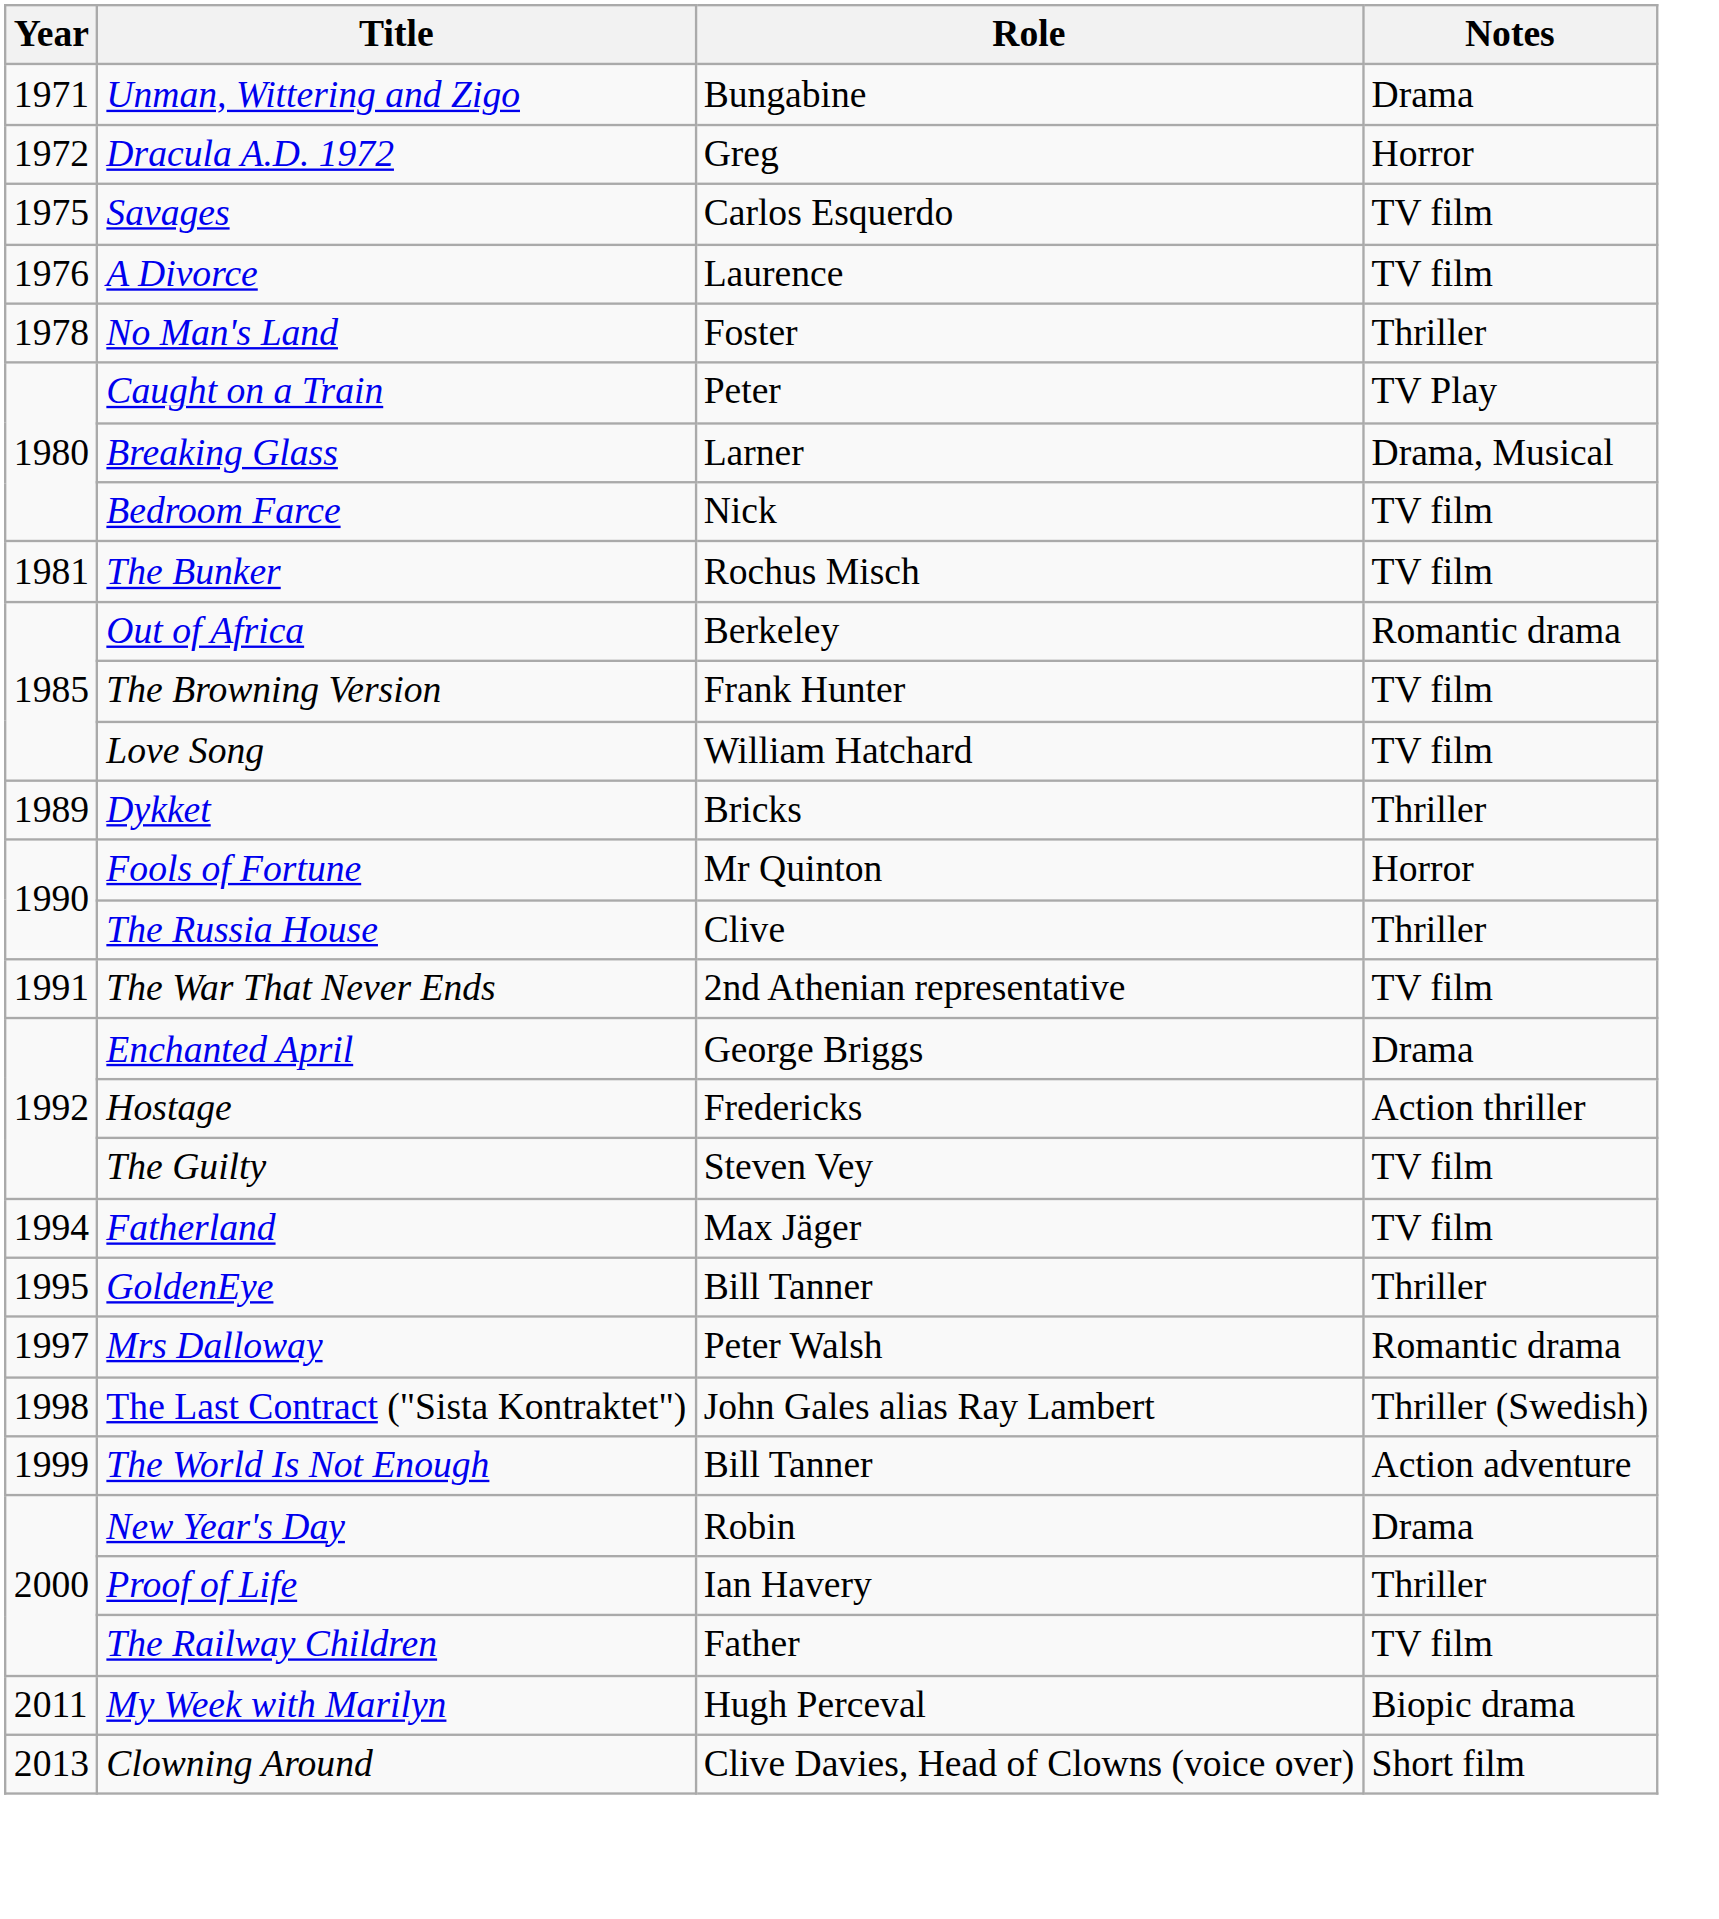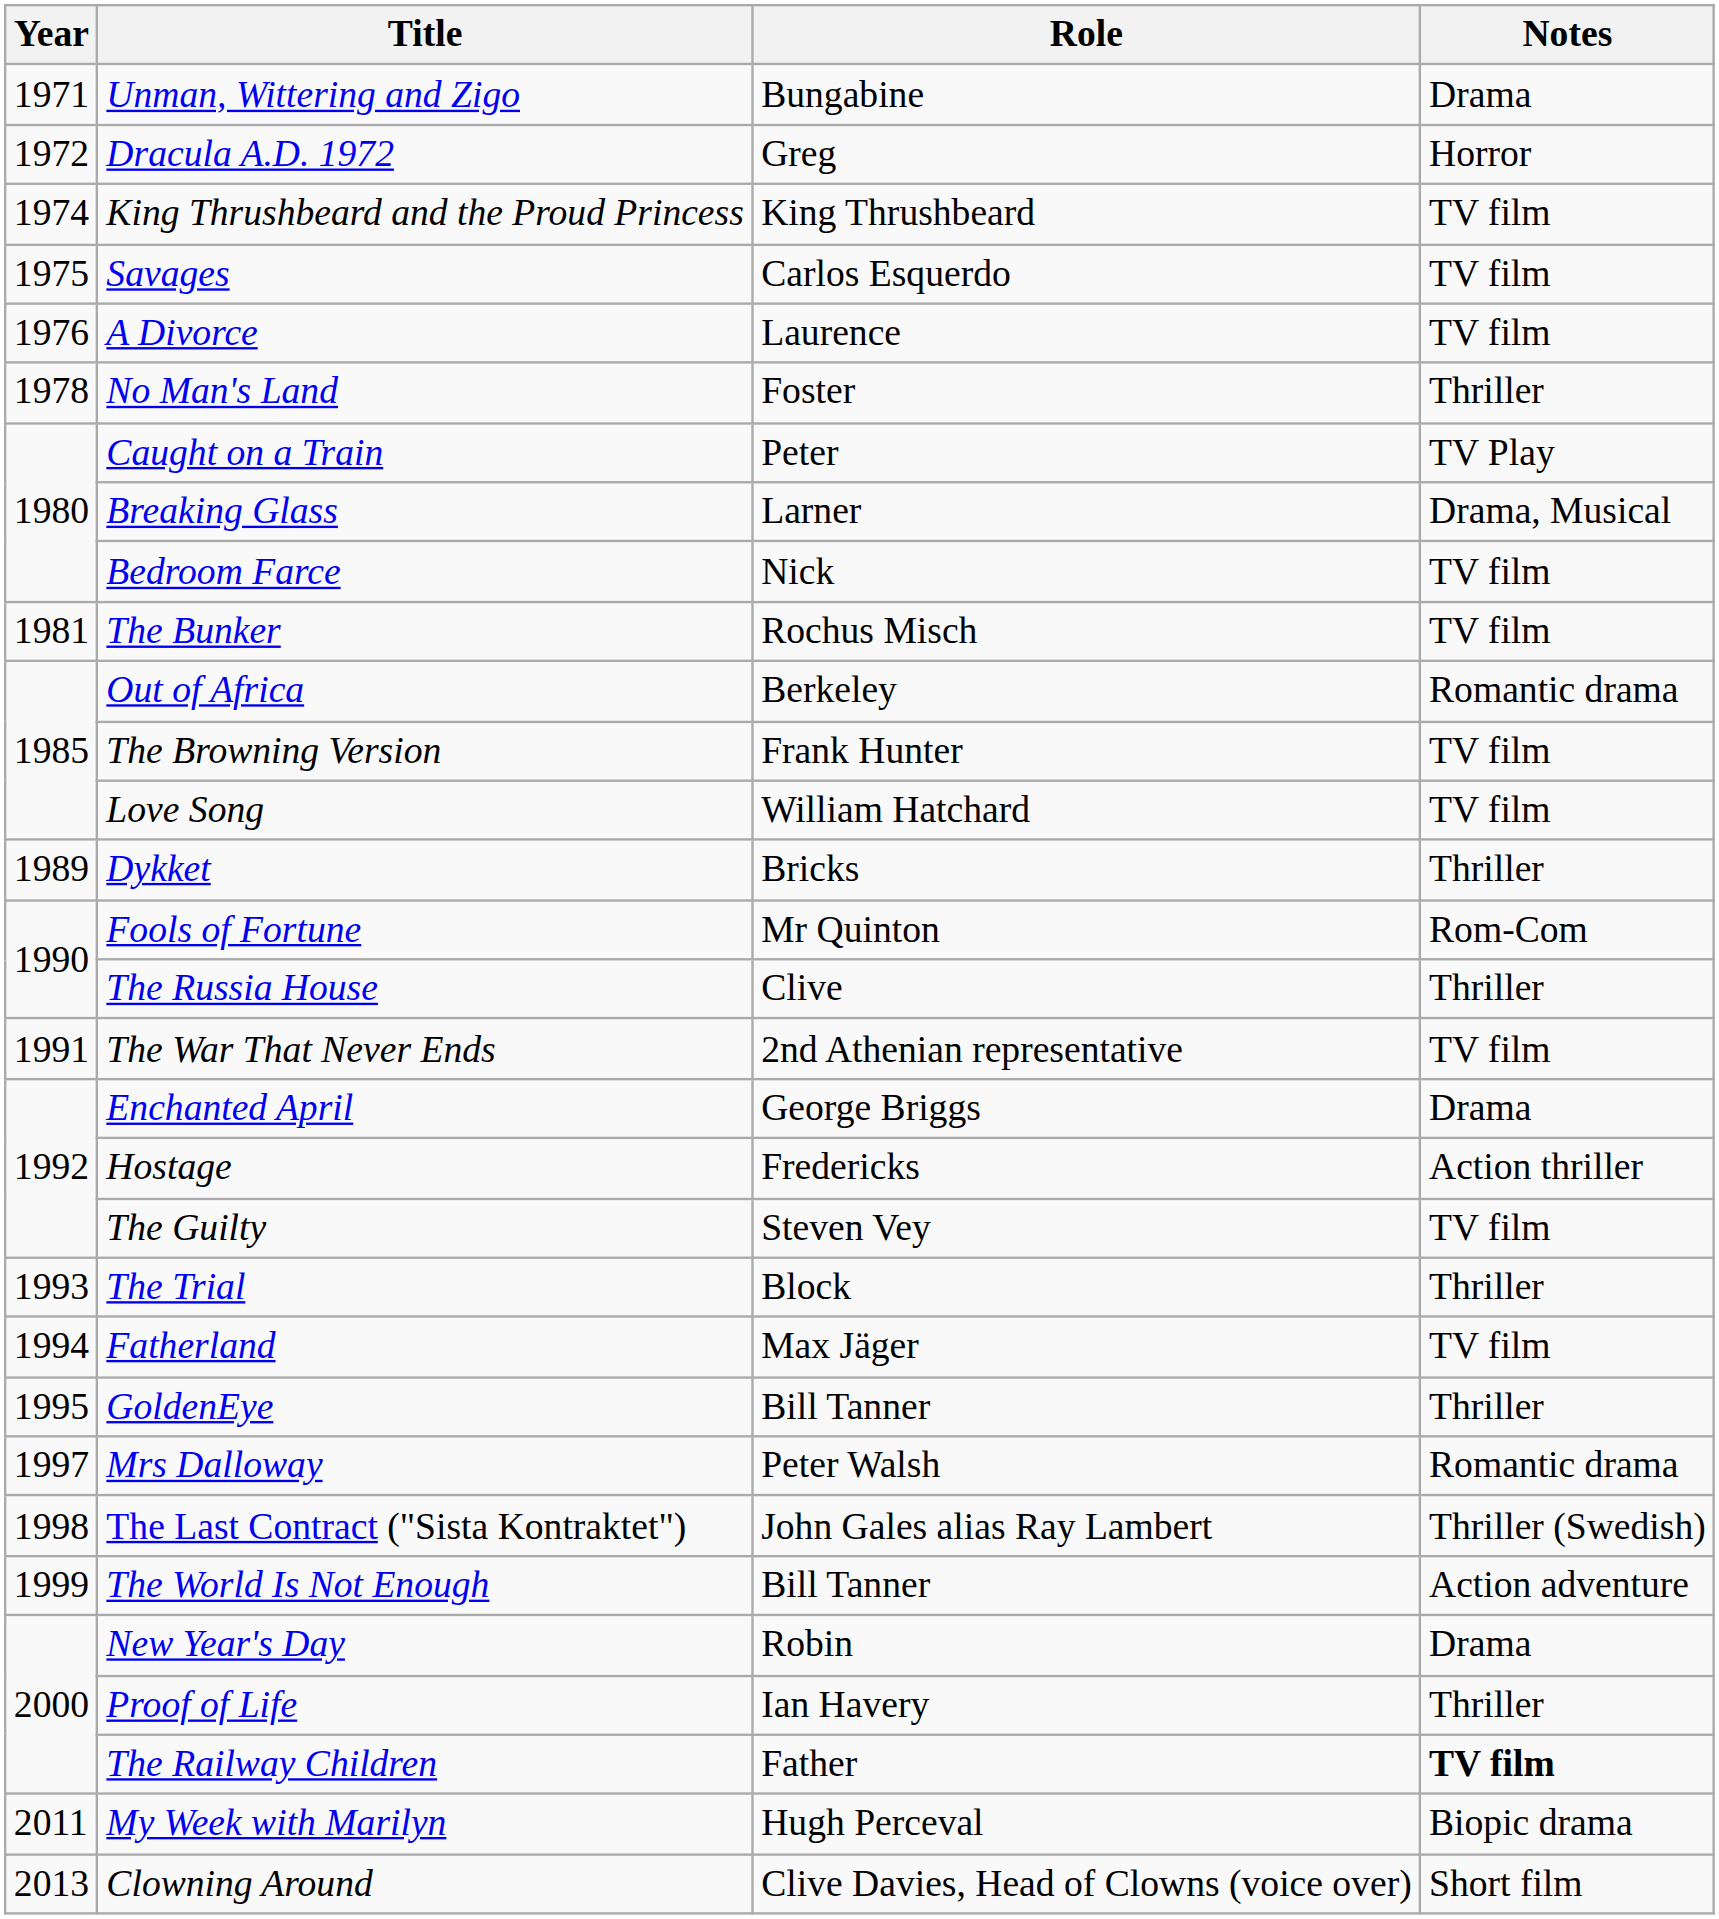+ row: (425, 213)
(1423, 869) Horror -> (1508, 928) Rom-Com
+ row: (176, 1286)
(1432, 1644) normal -> (1492, 1763) bold
